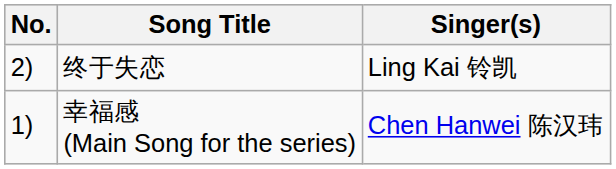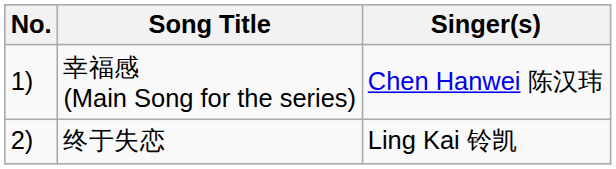rows swapped: (210, 127) <-> (114, 66)
